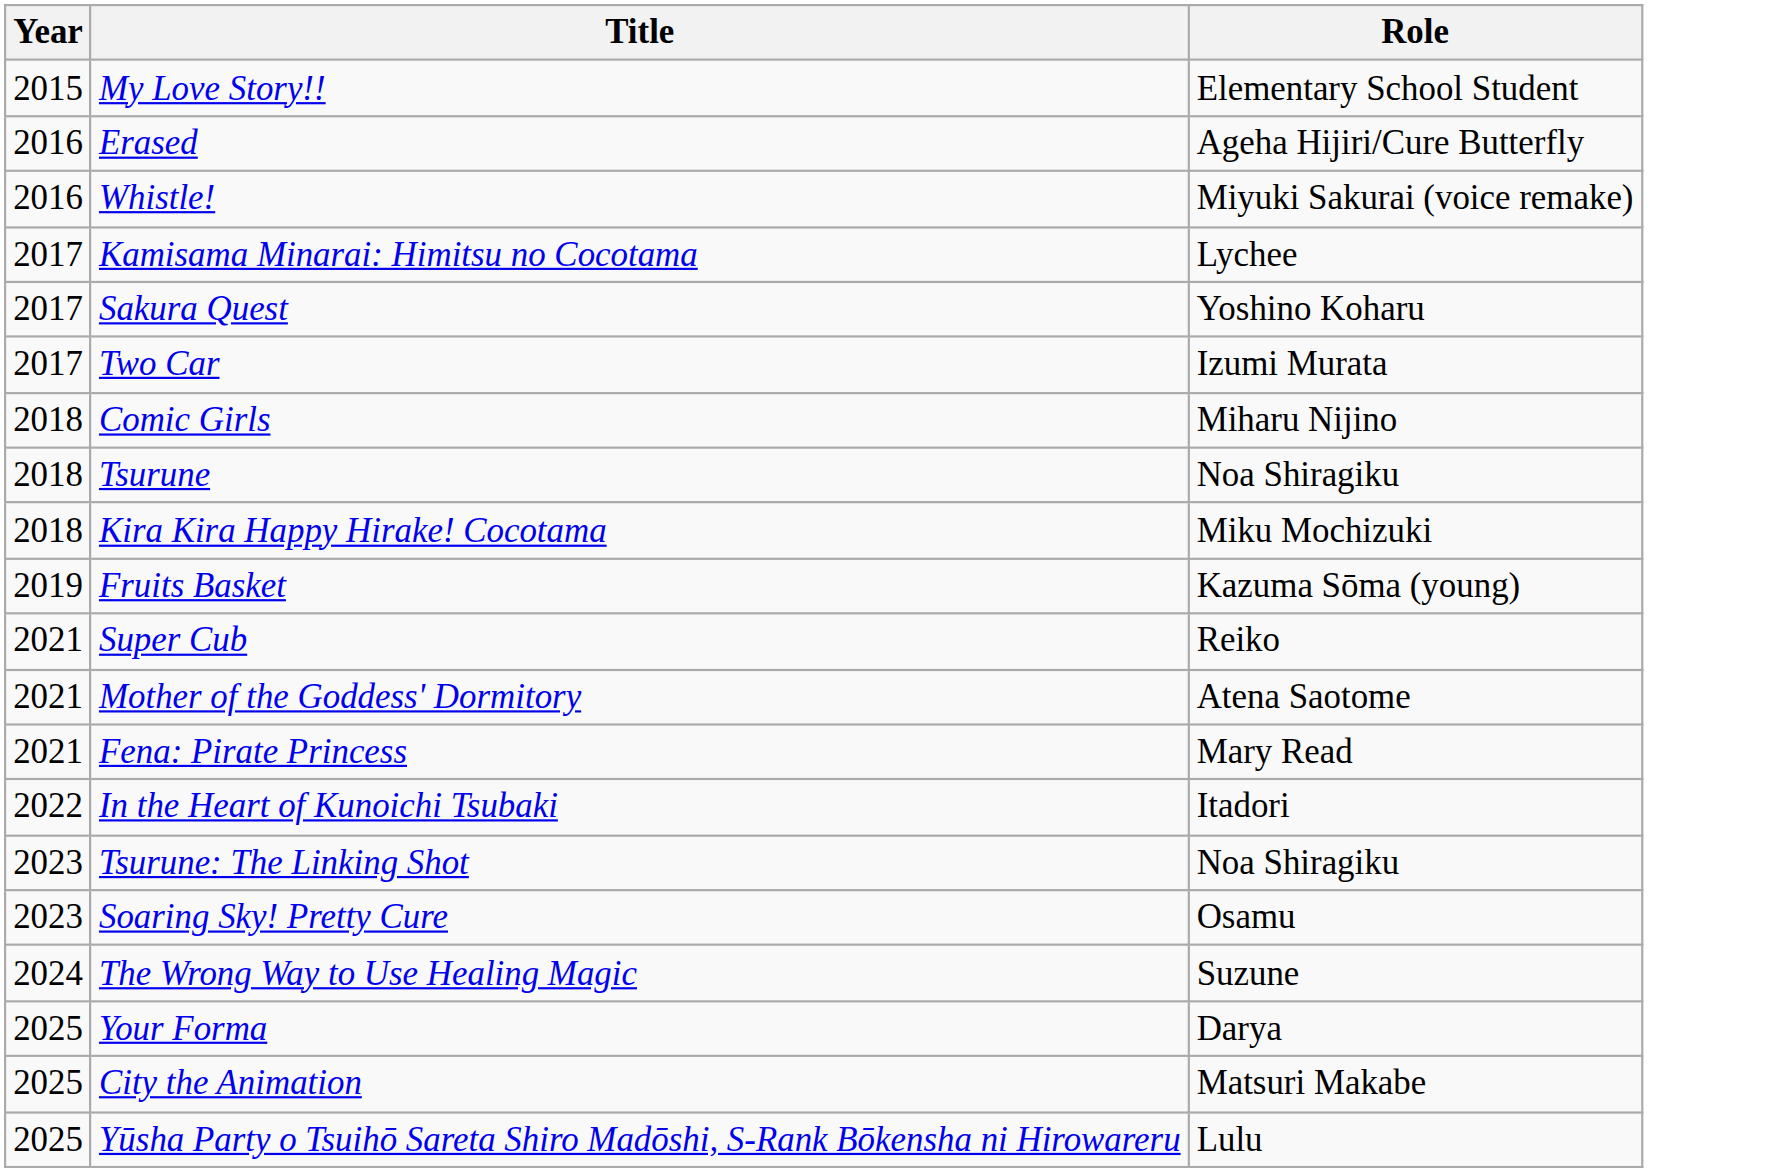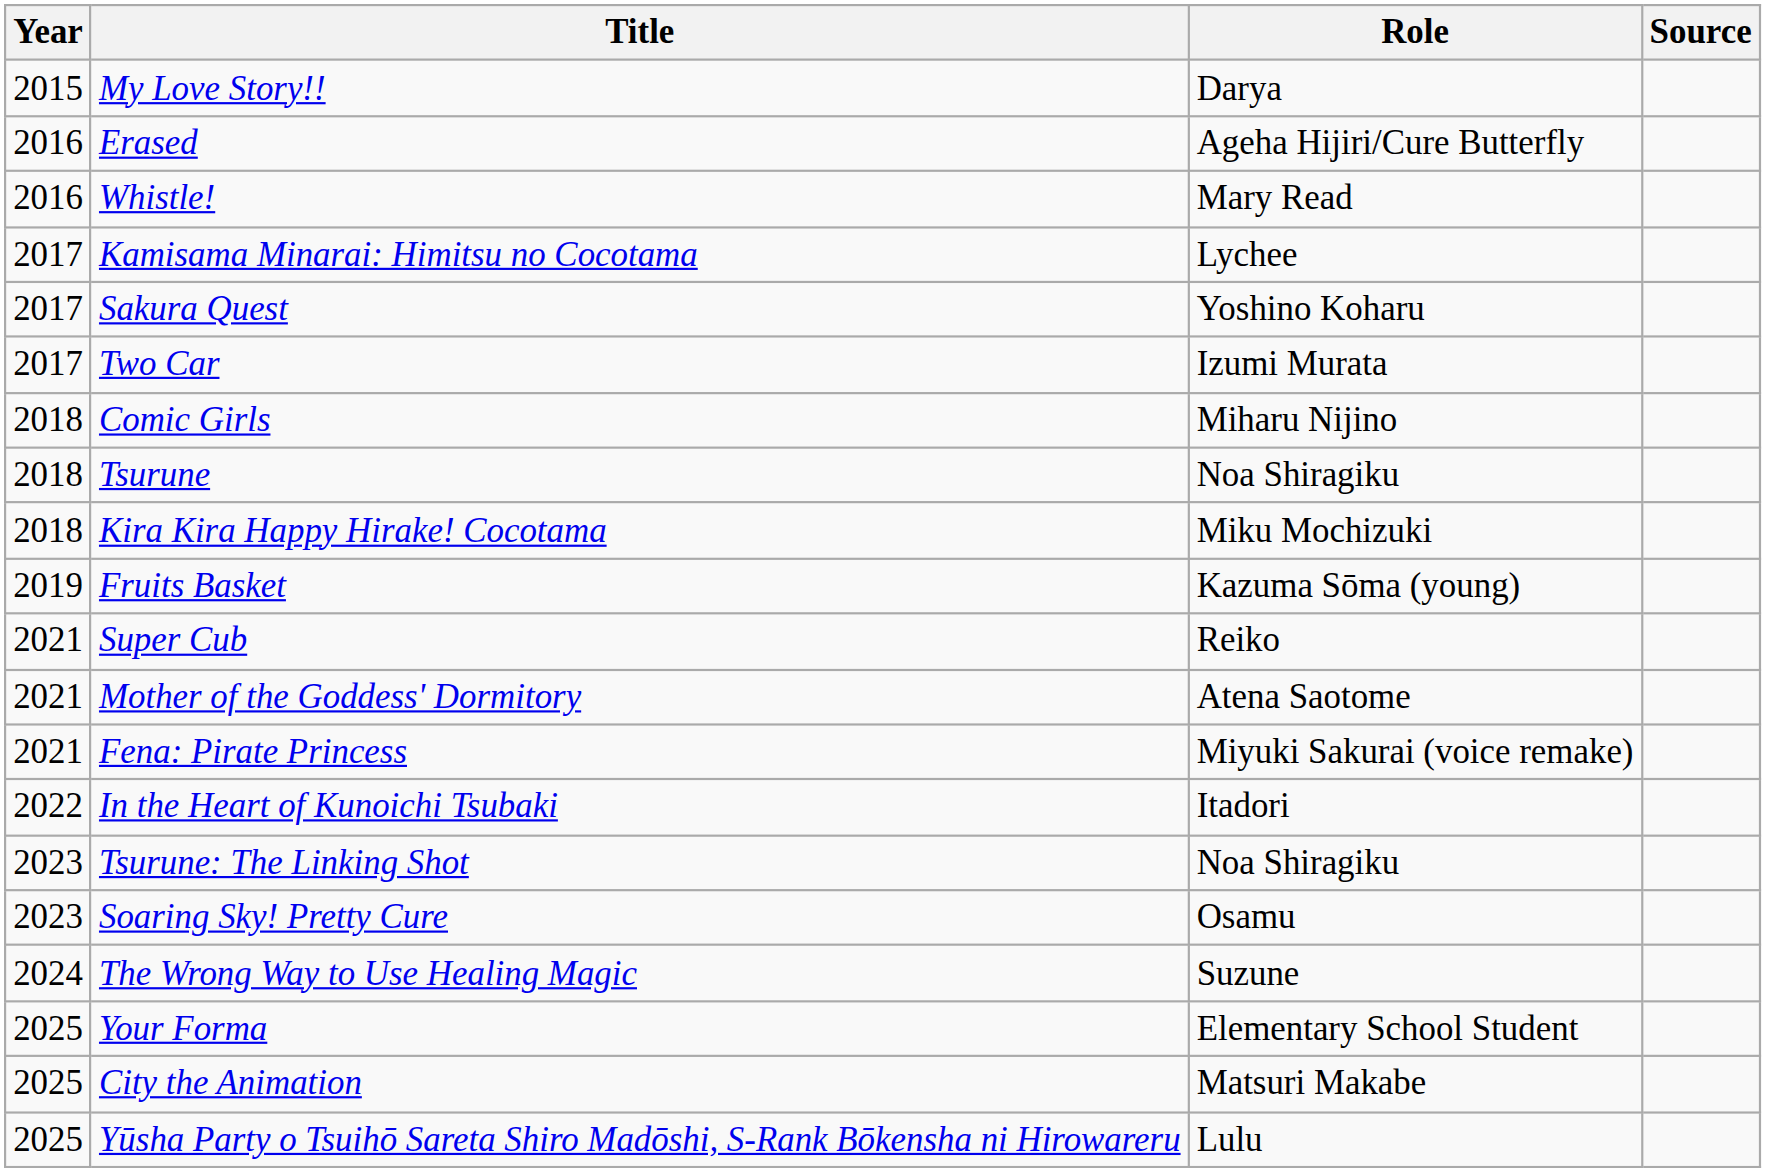+ column: (1701, 32)
(1387, 87) Elementary School Student -> (1239, 87) Darya
(1415, 198) Miyuki Sakurai (voice remake) -> (1275, 198) Mary Read
(1275, 751) Mary Read -> (1415, 751) Miyuki Sakurai (voice remake)
(1239, 1027) Darya -> (1387, 1027) Elementary School Student
